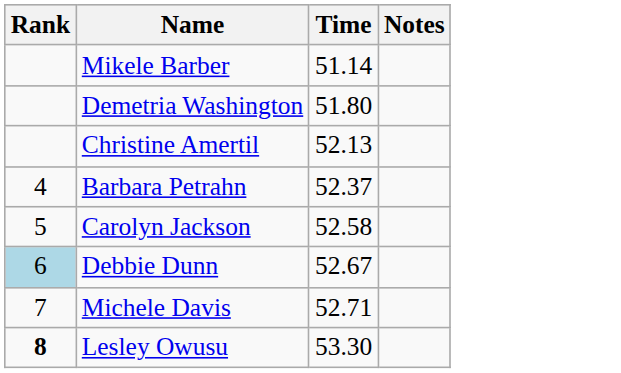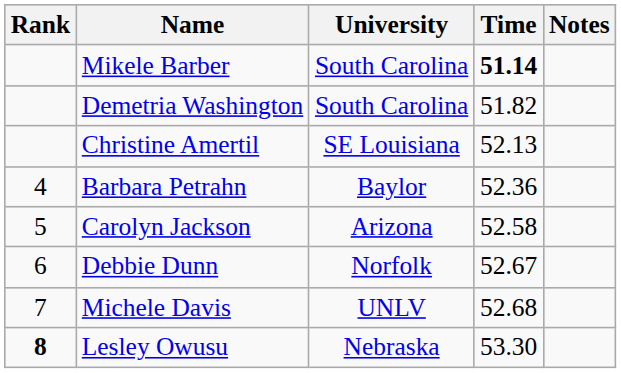+ column: (392, 24)
(344, 65) normal -> (509, 65) bold
(344, 105) 51.80 -> (509, 105) 51.82
(344, 186) 52.37 -> (509, 186) 52.36
(40, 266) lightblue background -> (40, 266) no background
(344, 307) 52.71 -> (509, 307) 52.68
